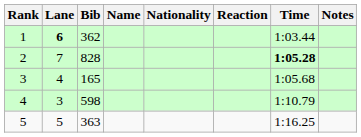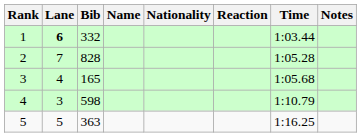(90, 36) 362 -> (90, 36) 332
(295, 57) bold -> (294, 57) normal
